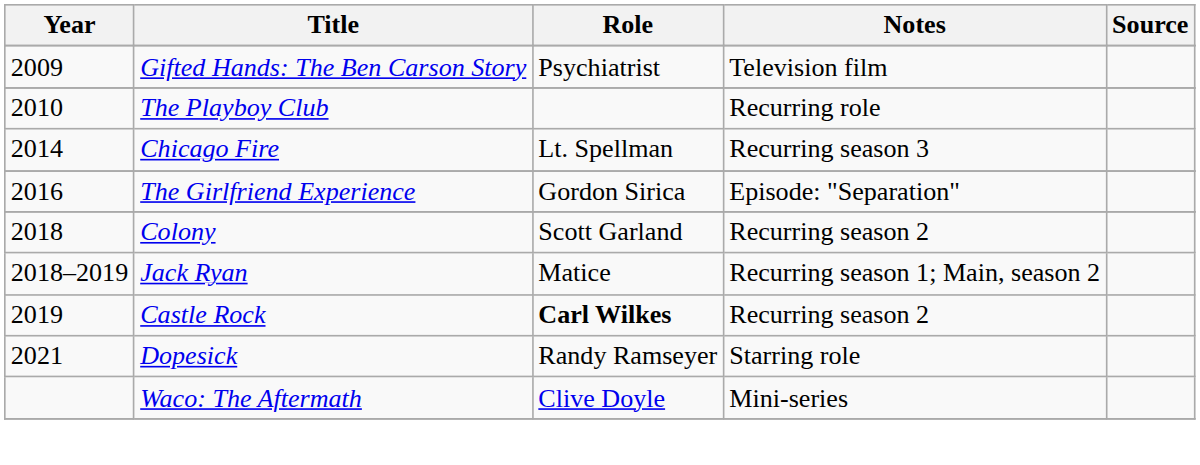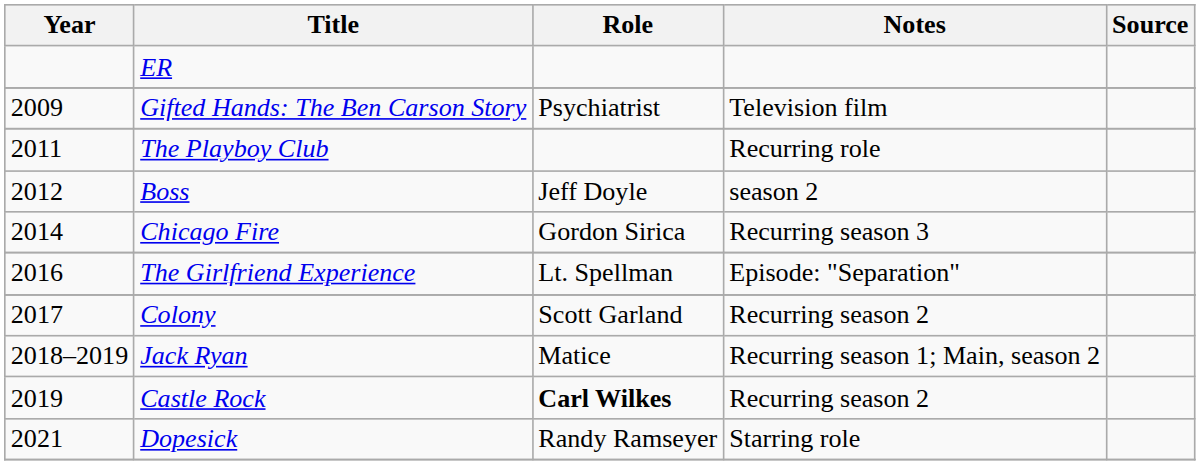+ row: (156, 66)
(37, 107) 2010 -> (36, 149) 2011
+ row: (165, 190)
(606, 149) Lt. Spellman -> (612, 231) Gordon Sirica
(612, 190) Gordon Sirica -> (606, 273) Lt. Spellman
(37, 231) 2018 -> (37, 314) 2017
- row: (251, 397)
